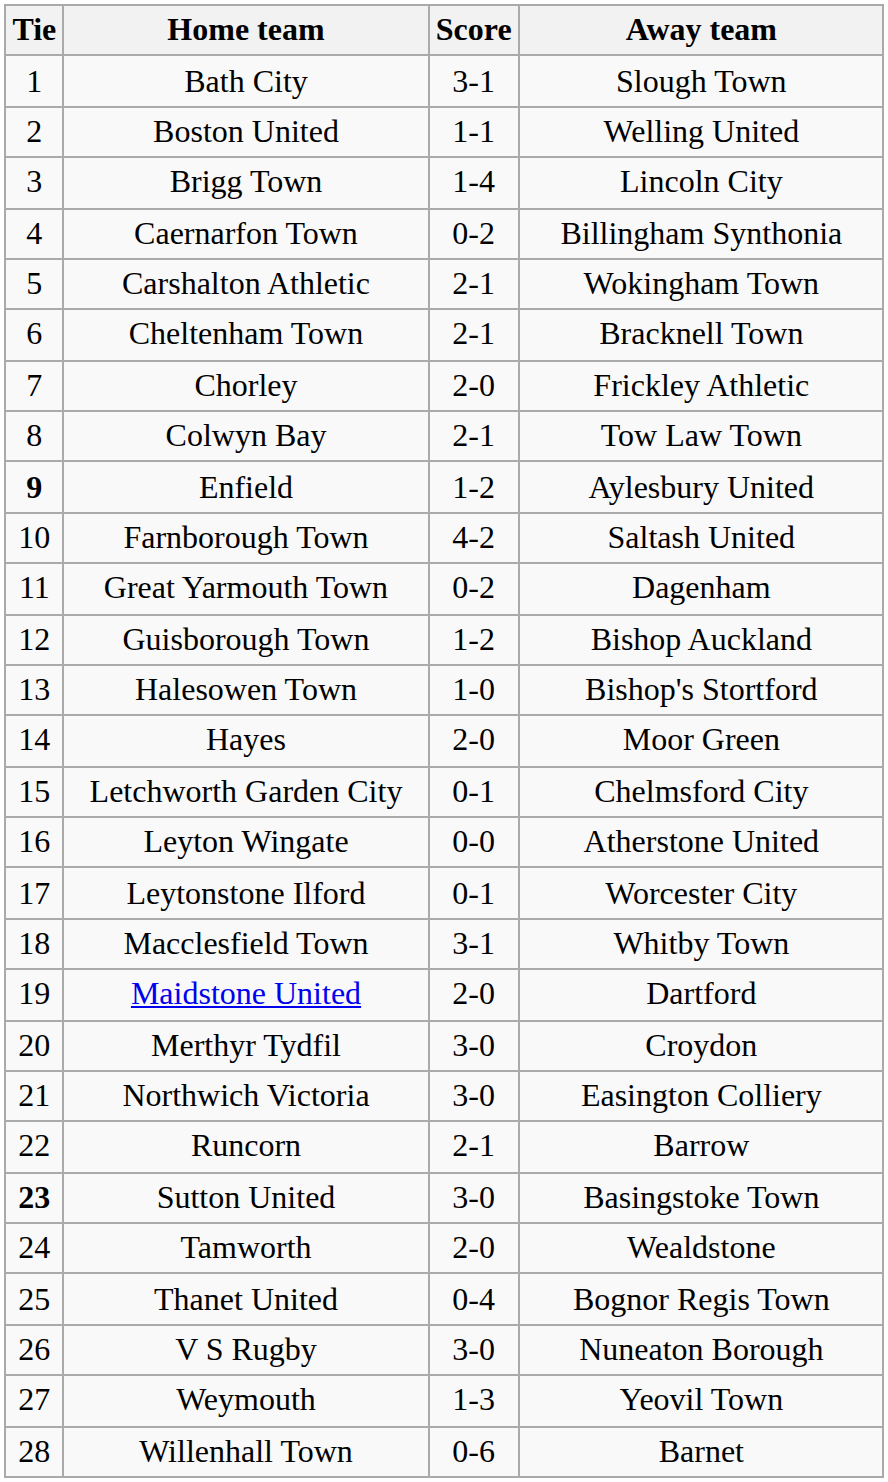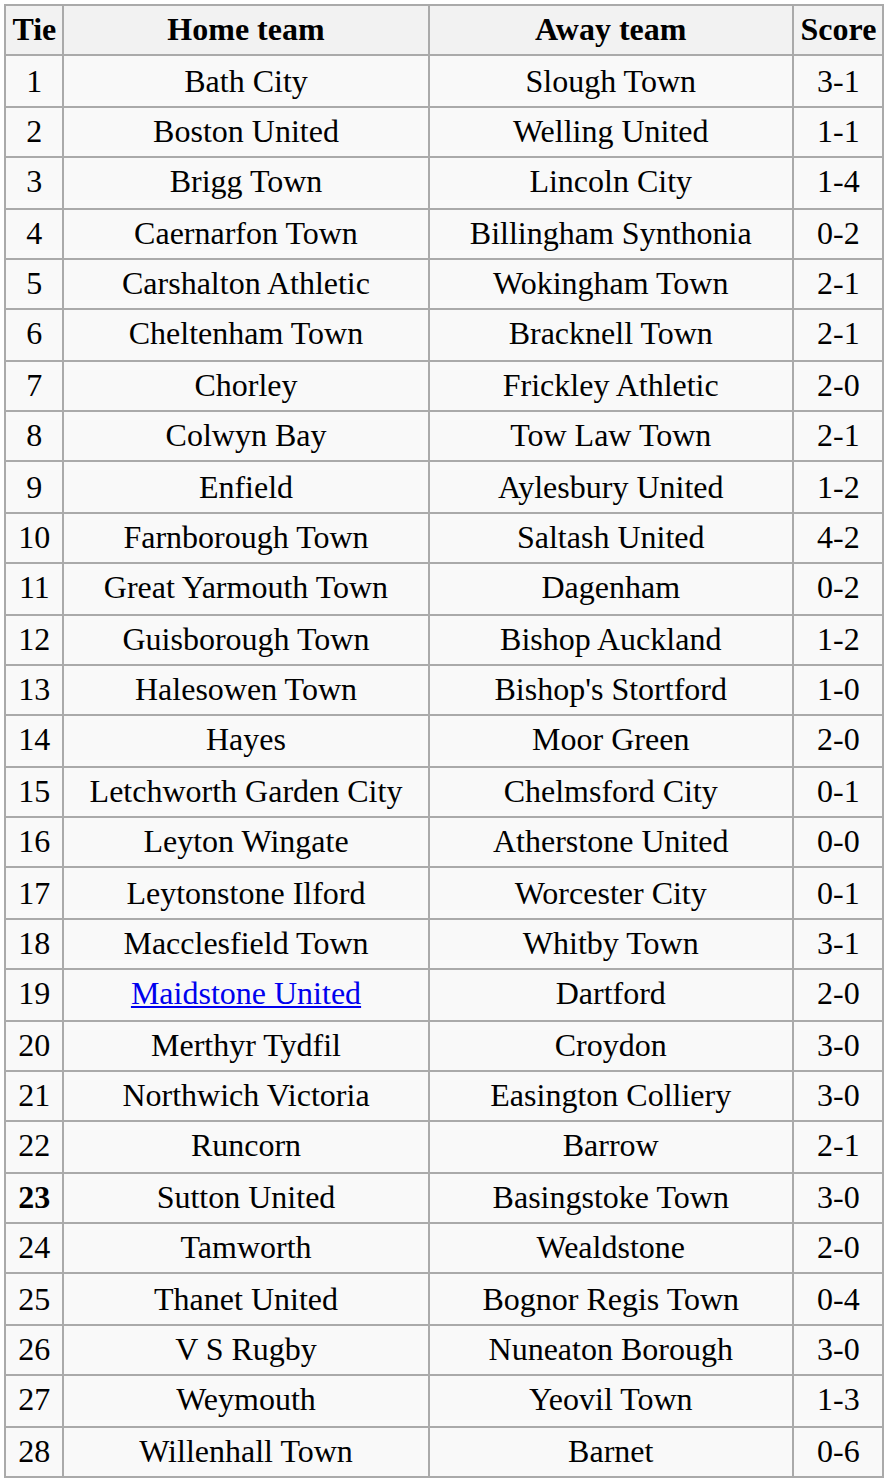columns swapped: (474, 29) <-> (701, 29)
(34, 486) bold -> (34, 486) normal
